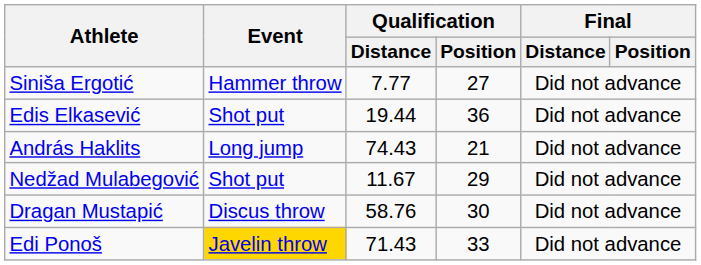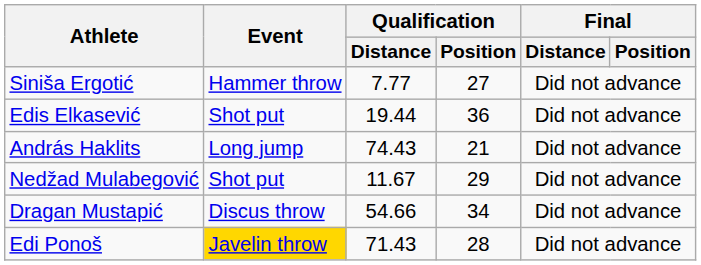(391, 212) 58.76 -> (391, 212) 54.66
(478, 212) 30 -> (478, 212) 34
(478, 244) 33 -> (478, 244) 28
